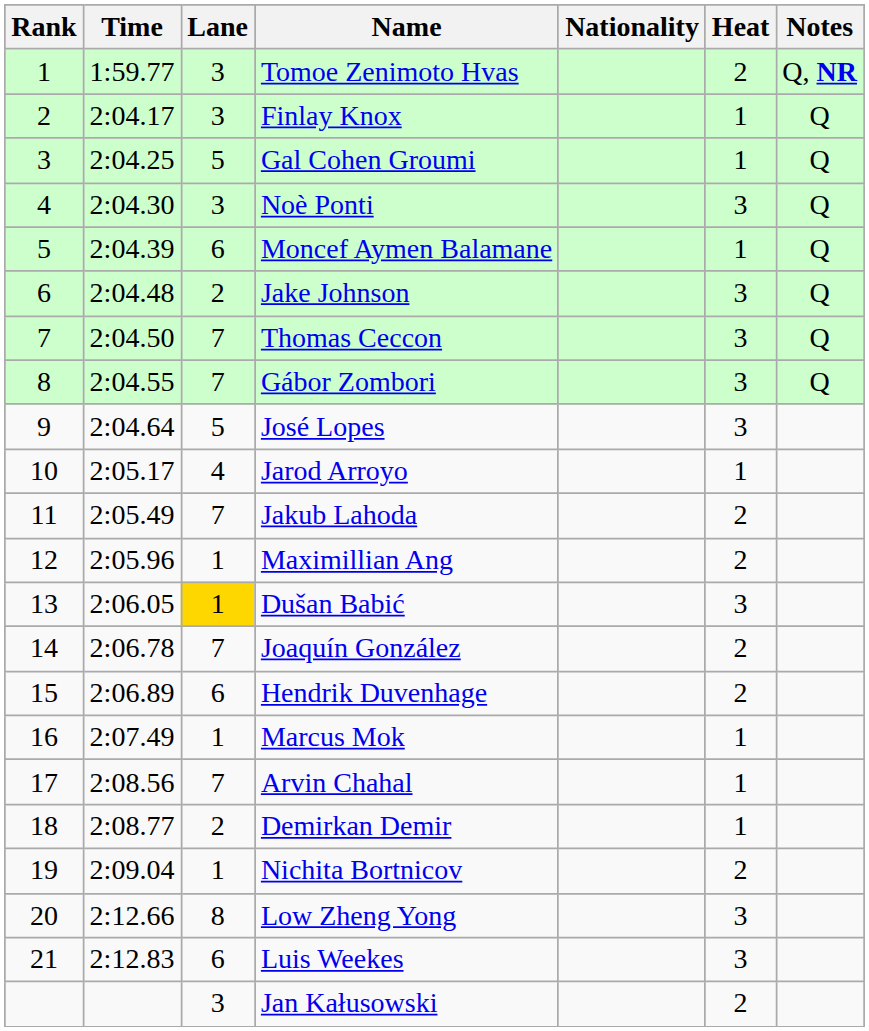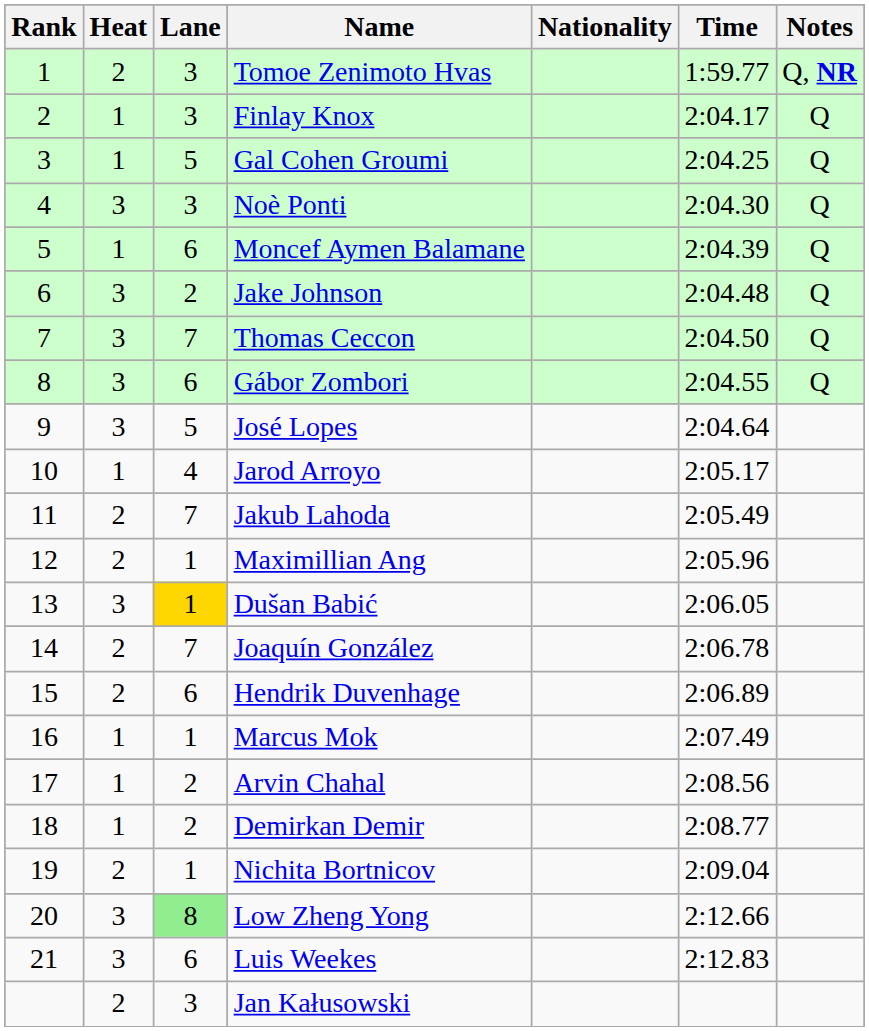columns swapped: (741, 26) <-> (132, 26)
(218, 381) 7 -> (190, 381) 6
(218, 781) 7 -> (190, 781) 2
(218, 914) no background -> (190, 914) lightgreen background
